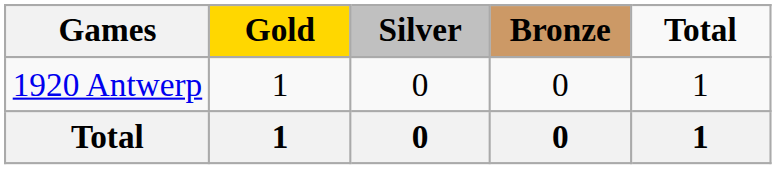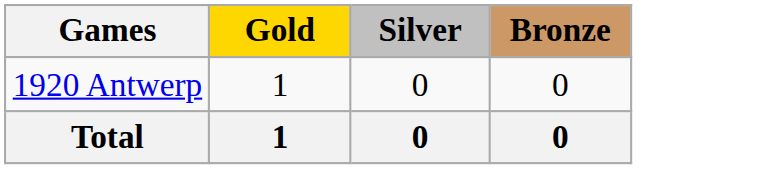- column: (700, 30)
